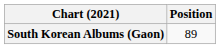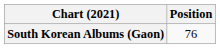(191, 33) 89 -> (191, 33) 76
